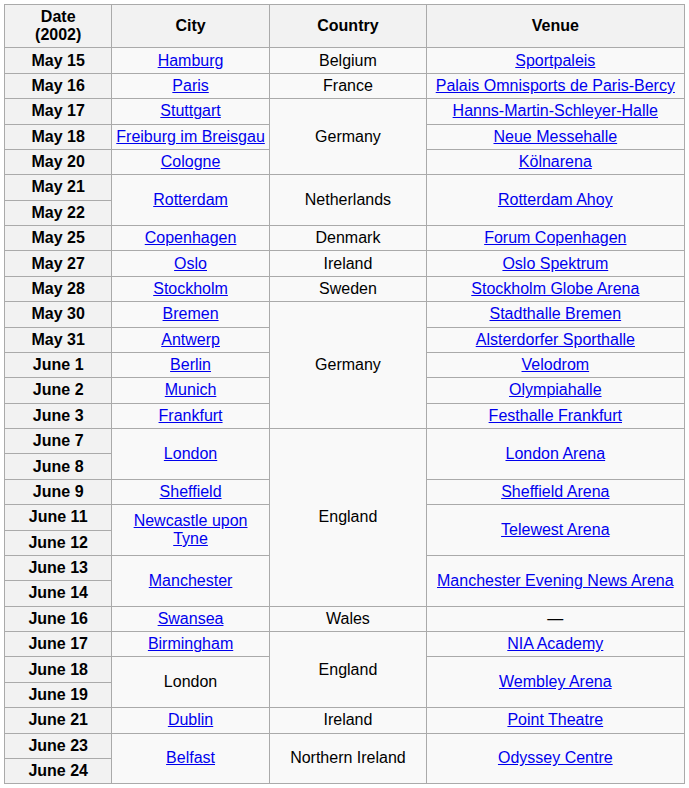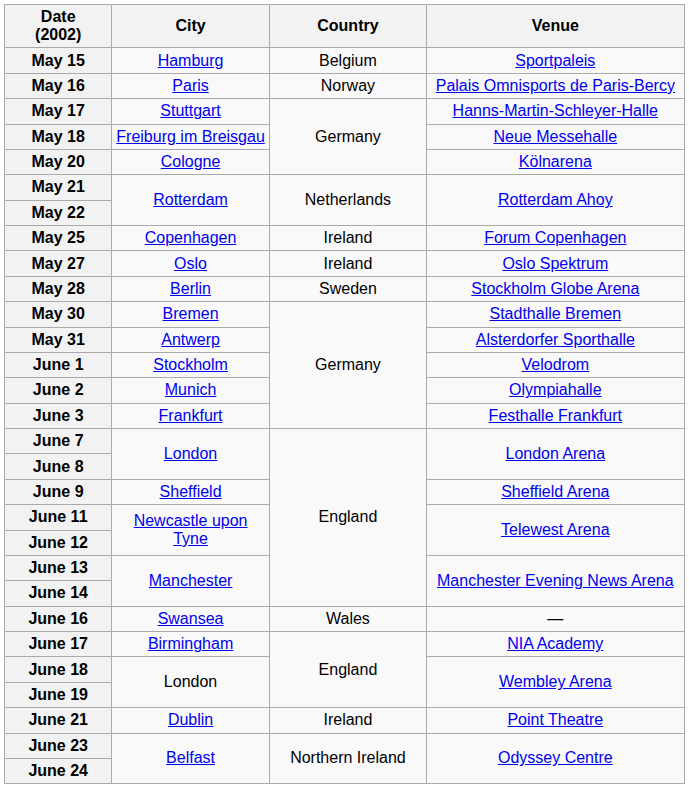(348, 85) France -> (348, 85) Norway
(348, 238) Denmark -> (348, 238) Ireland
(191, 288) Stockholm -> (191, 288) Berlin
(191, 365) Berlin -> (191, 365) Stockholm
